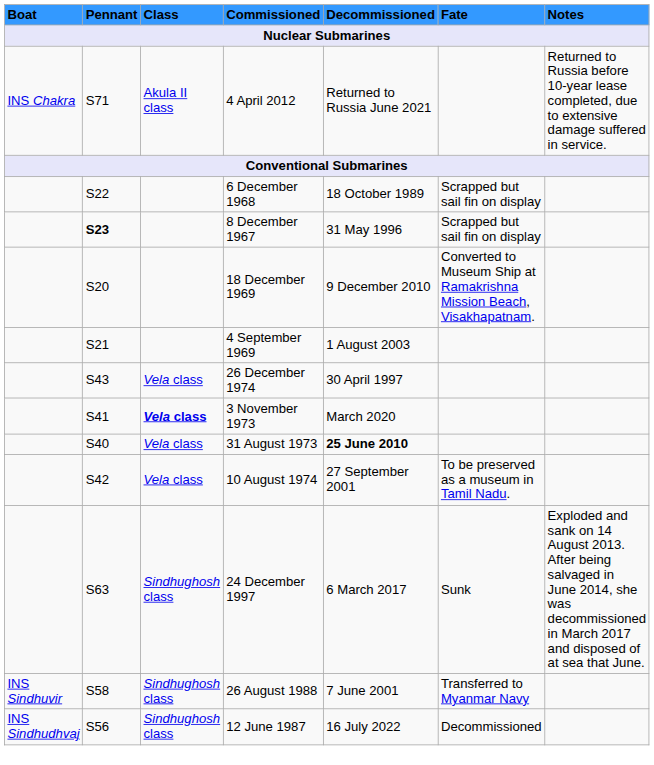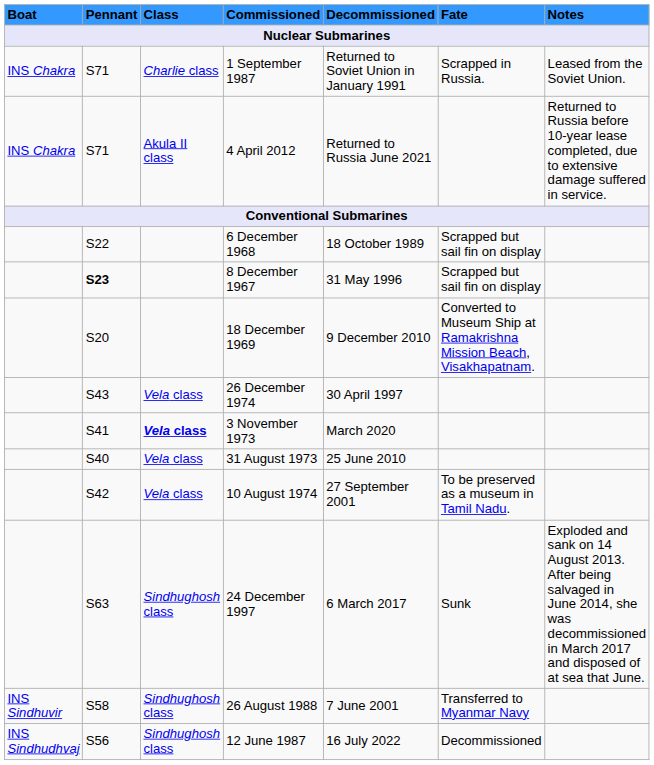+ row: (264, 71)
- row: (264, 345)
(367, 444) bold -> (366, 459) normal
